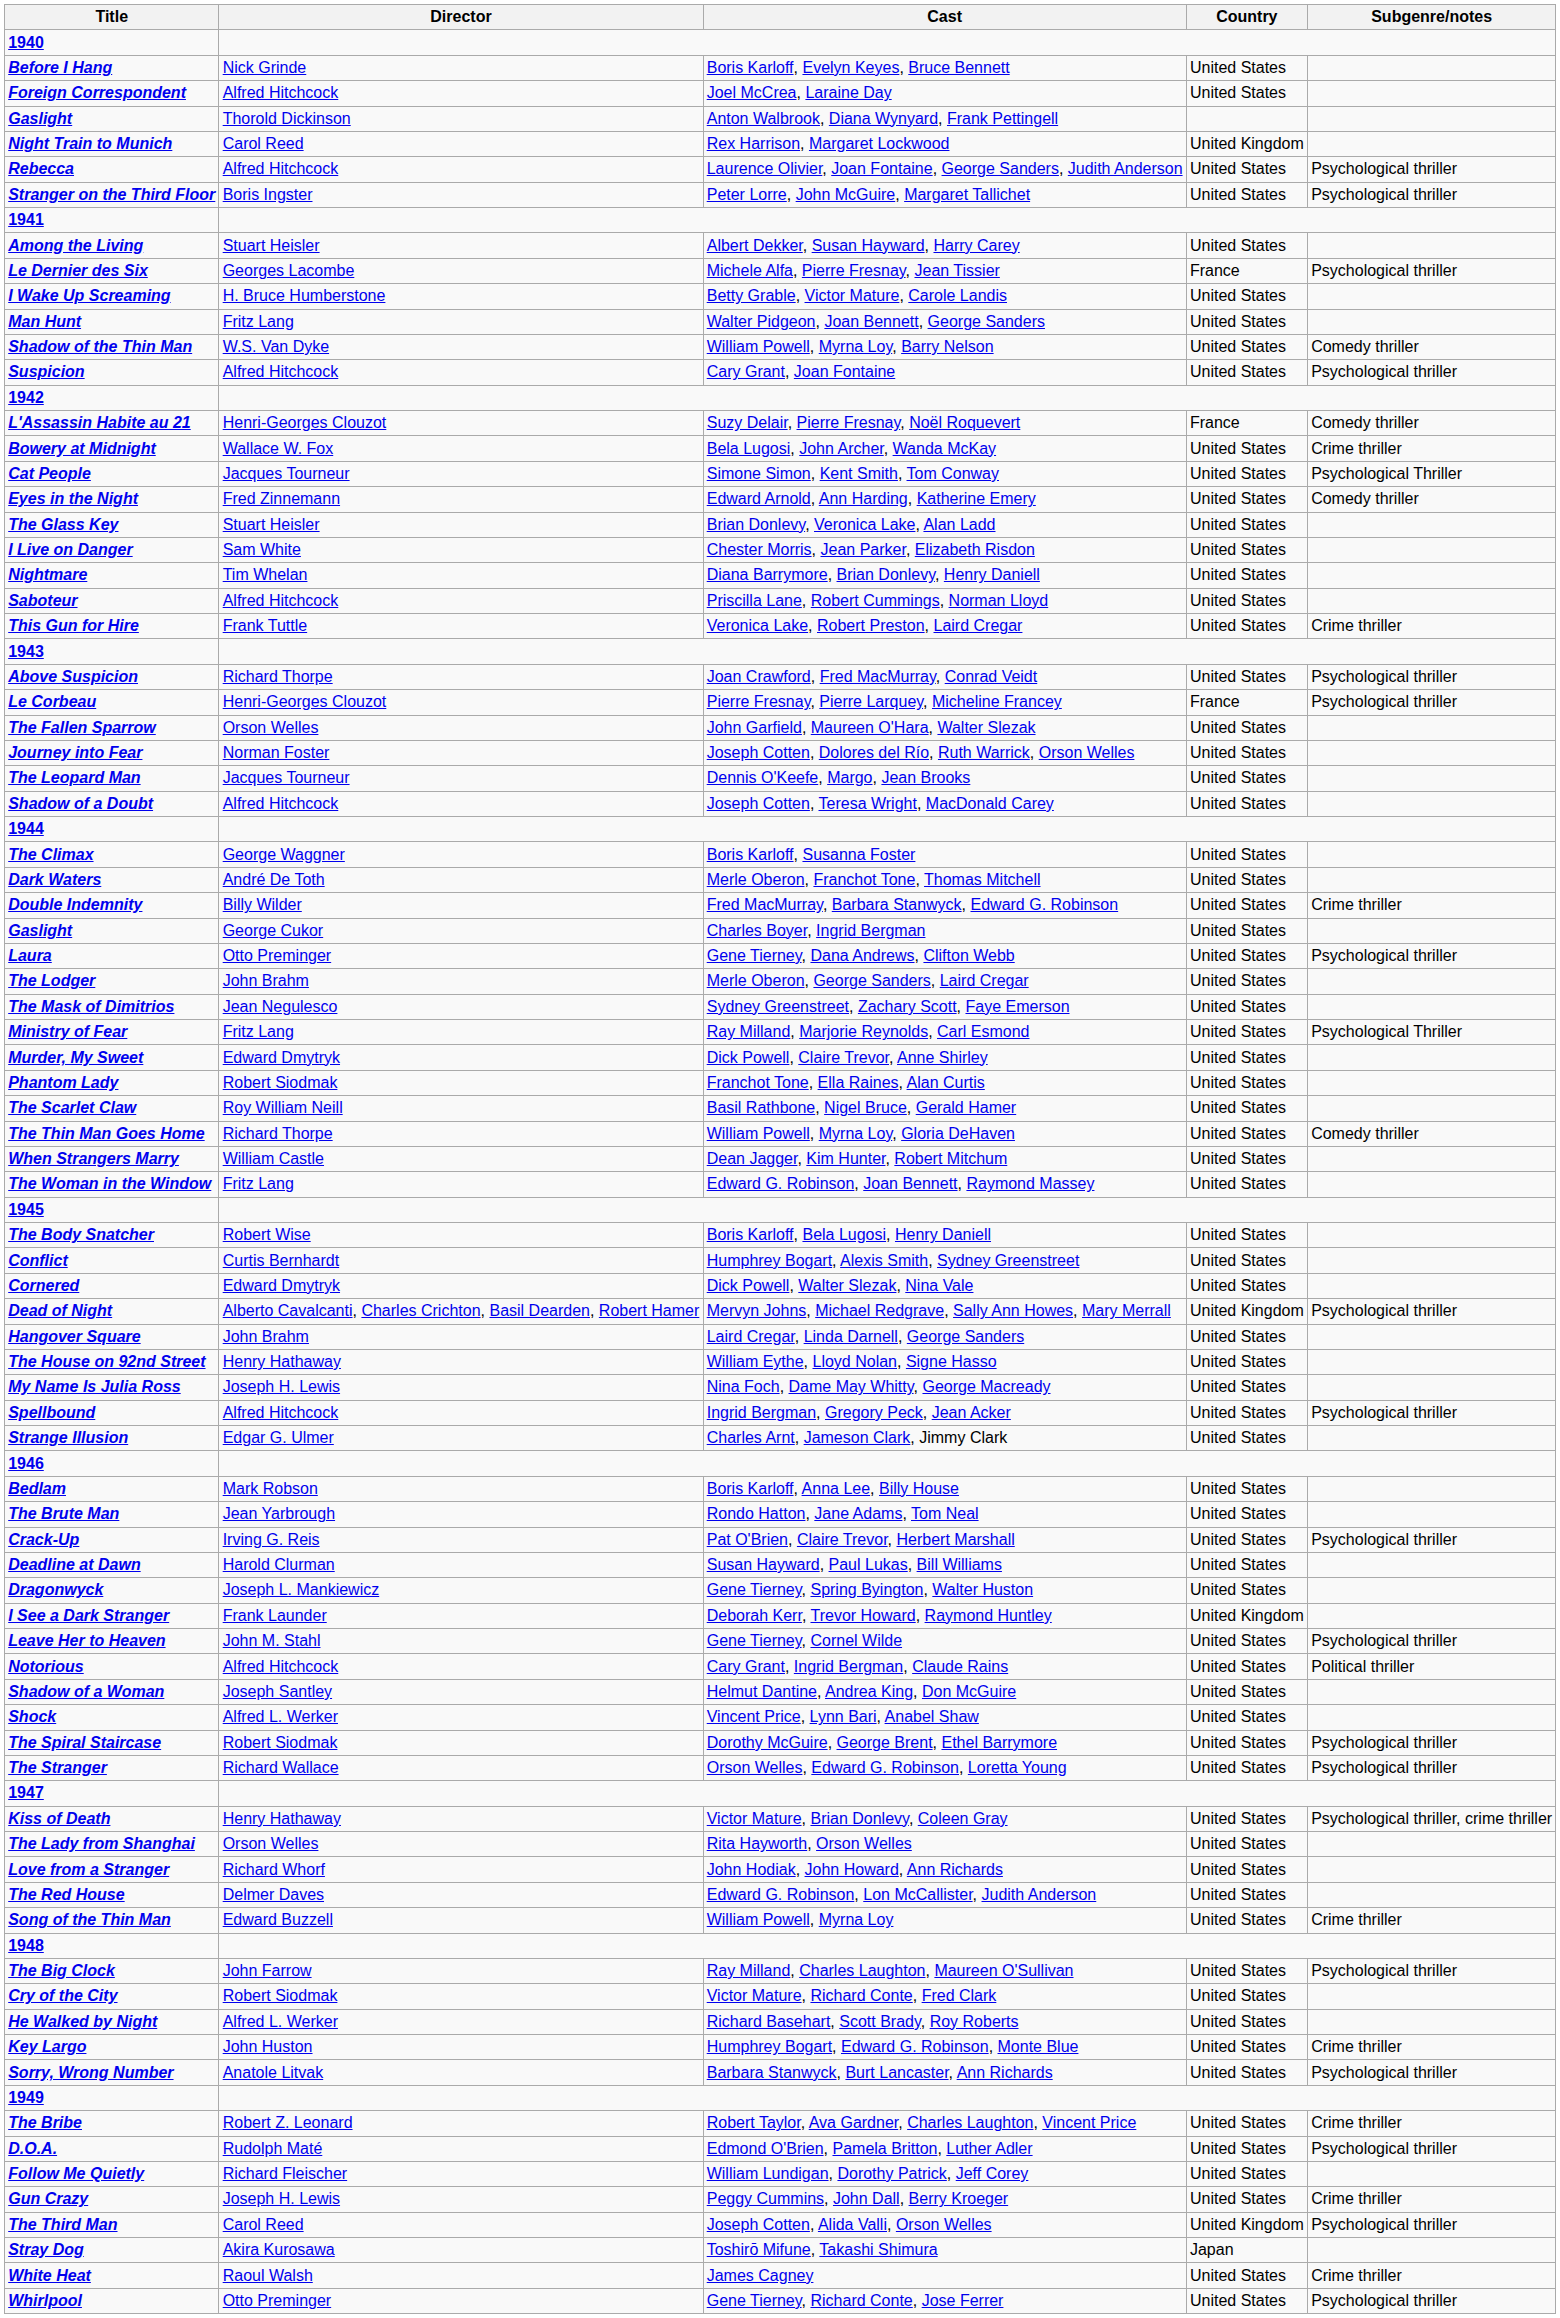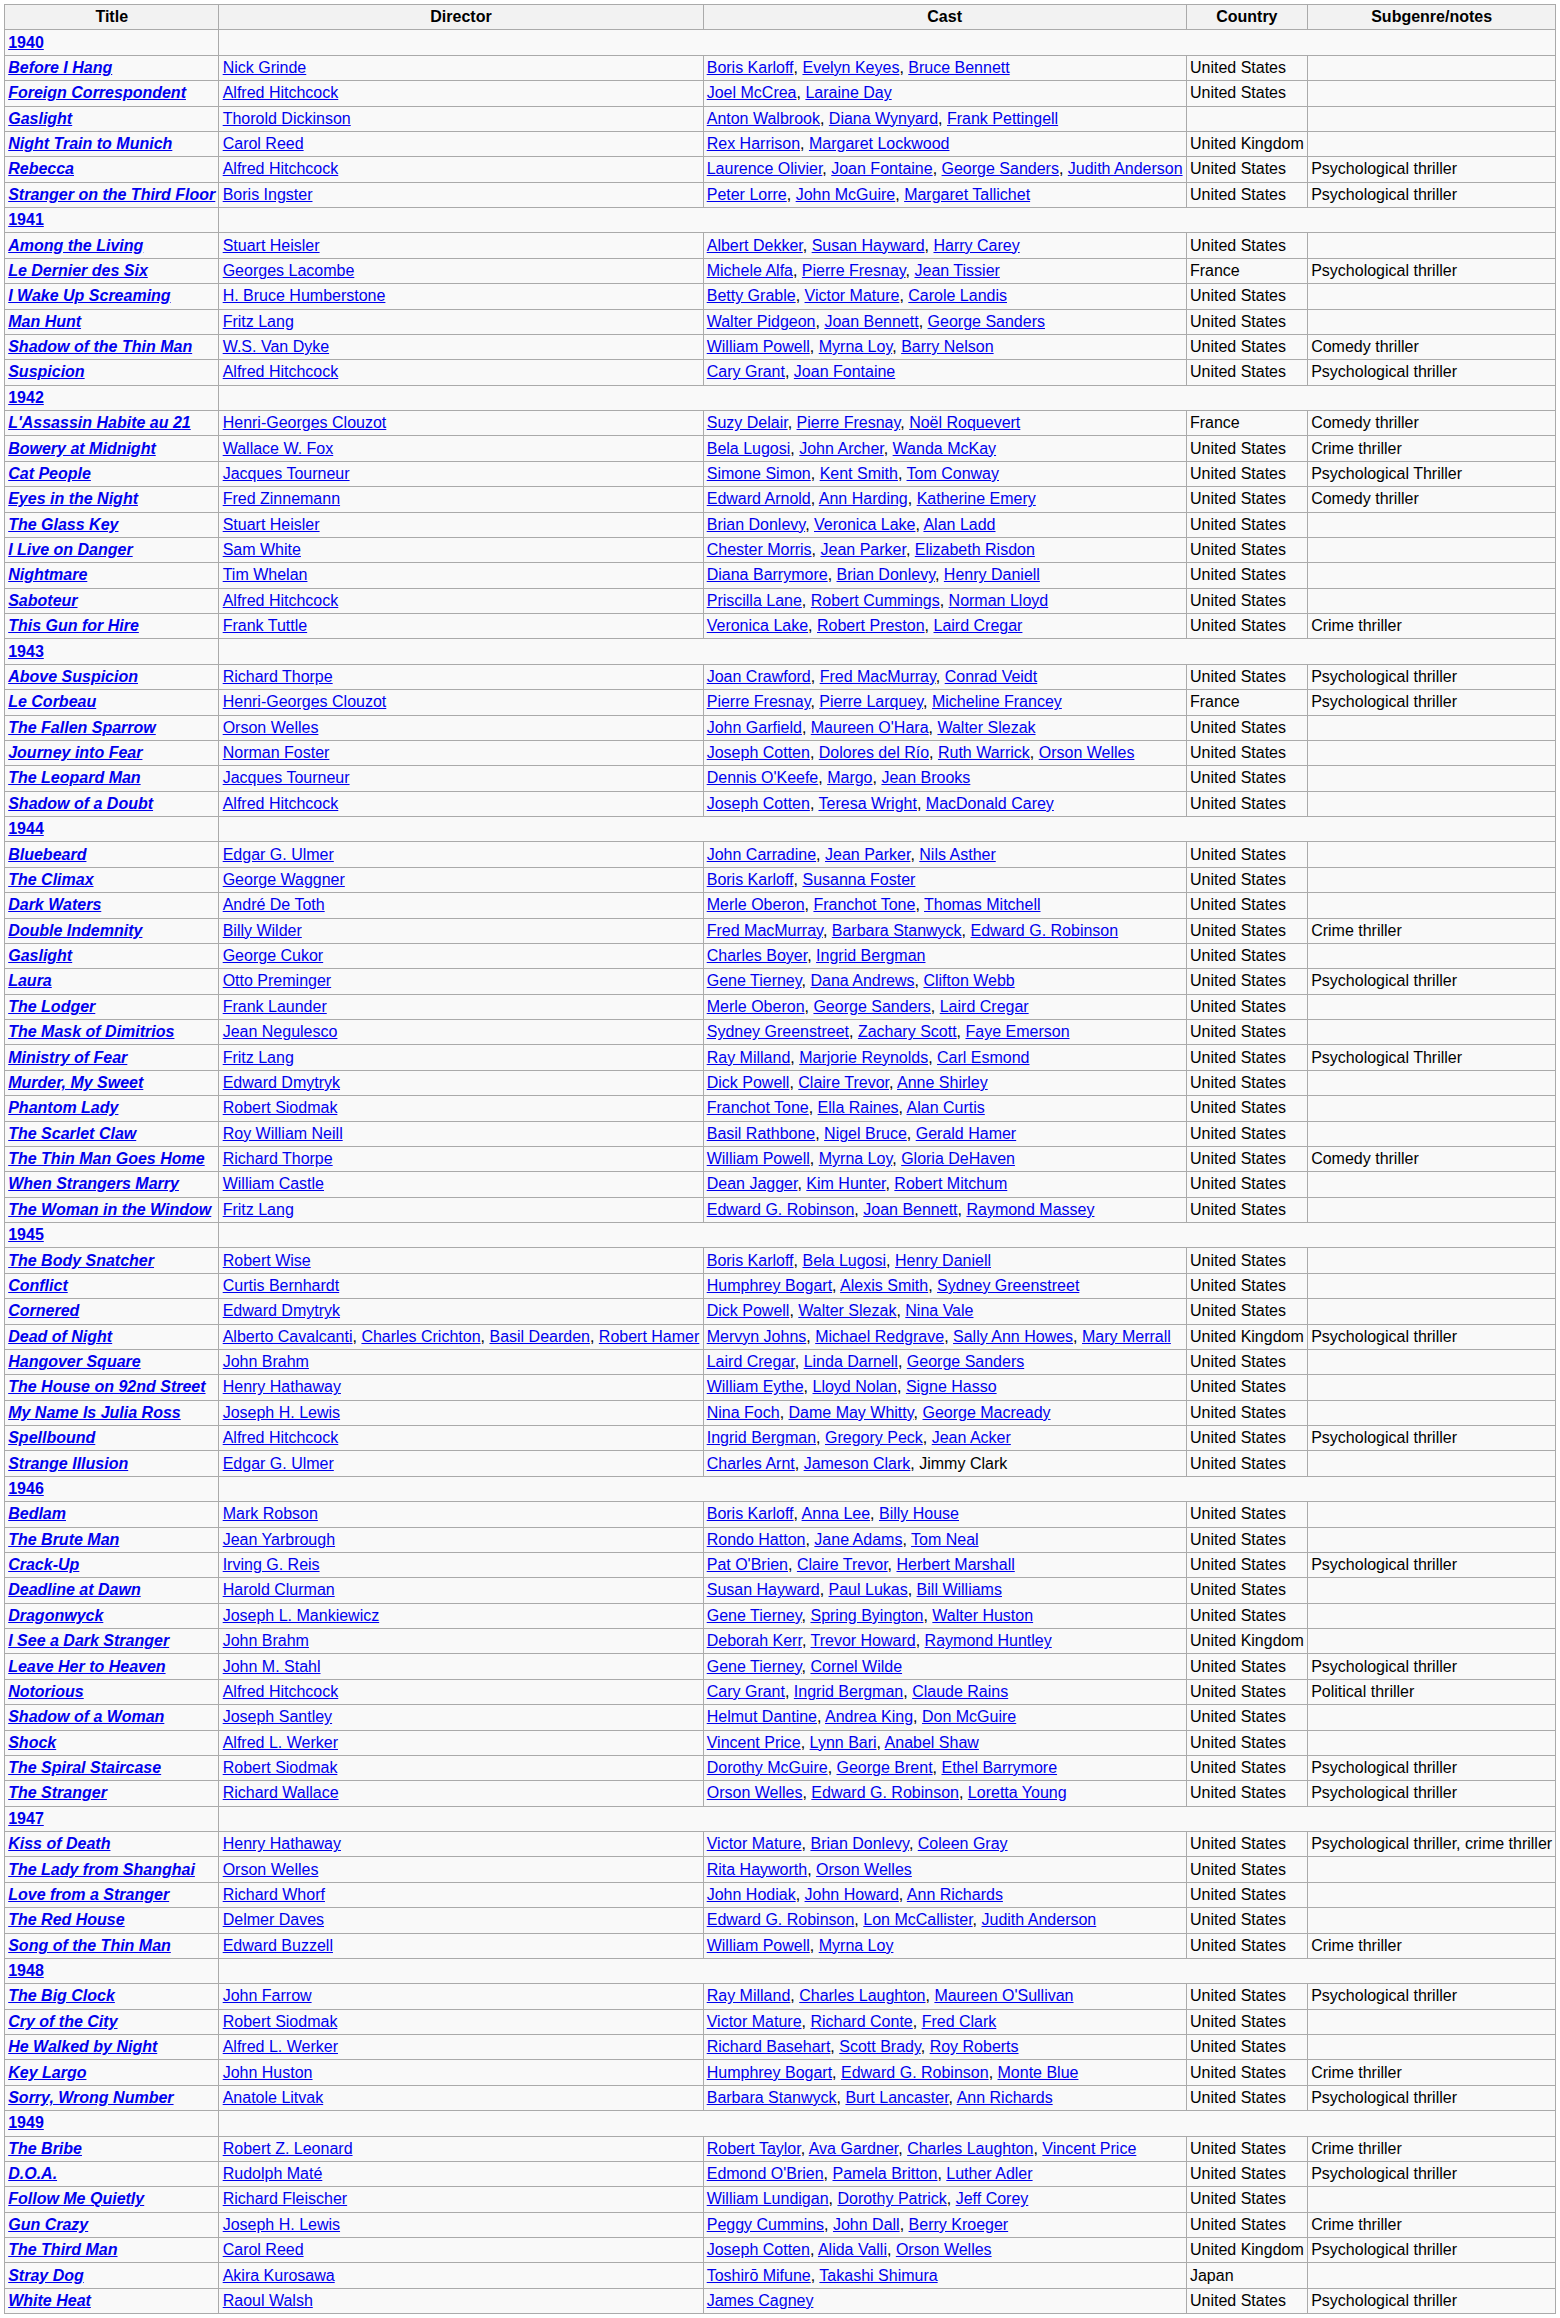+ row: (47, 854)
(266, 981) John Brahm -> (275, 1006) Frank Launder
(275, 1615) Frank Launder -> (266, 1641) John Brahm
(1356, 2275) Crime thriller -> (1384, 2300) Psychological thriller
- row: (45, 2300)
